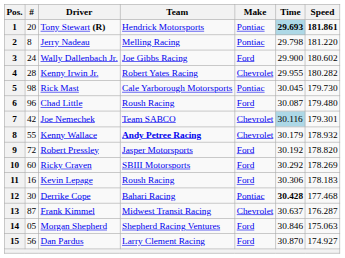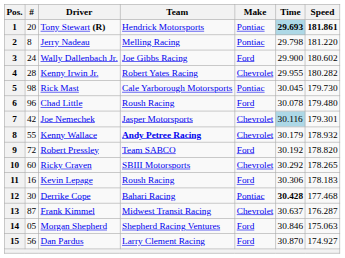(290, 104) 30.087 -> (290, 104) 30.078
(149, 119) Team SABCO -> (157, 119) Jasper Motorsports
(157, 149) Jasper Motorsports -> (149, 149) Team SABCO
(246, 165) Ford -> (255, 165) Chevrolet
(322, 165) 178.269 -> (322, 165) 178.265
